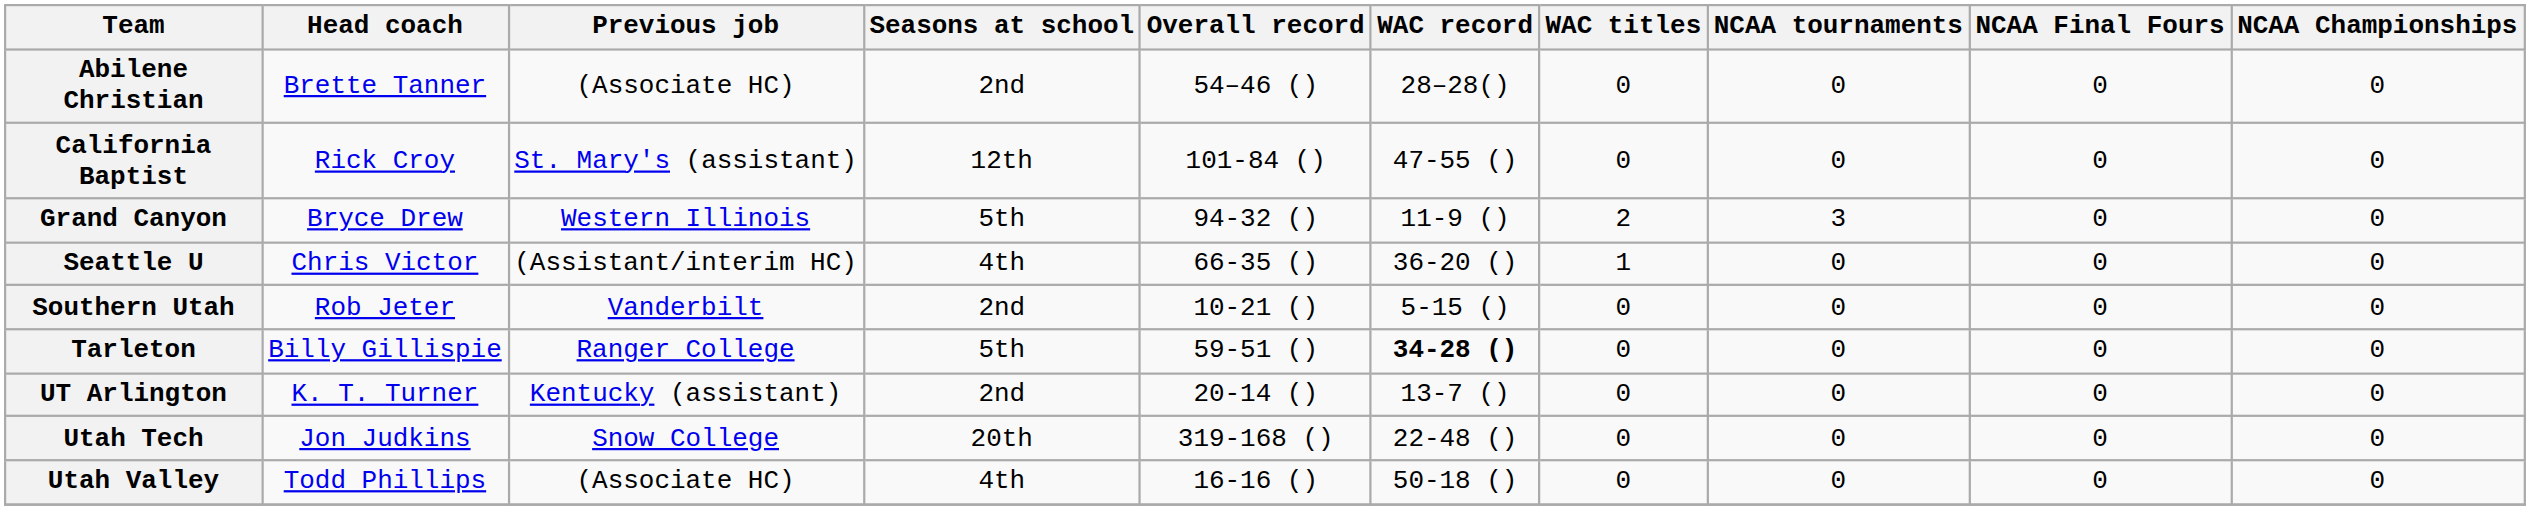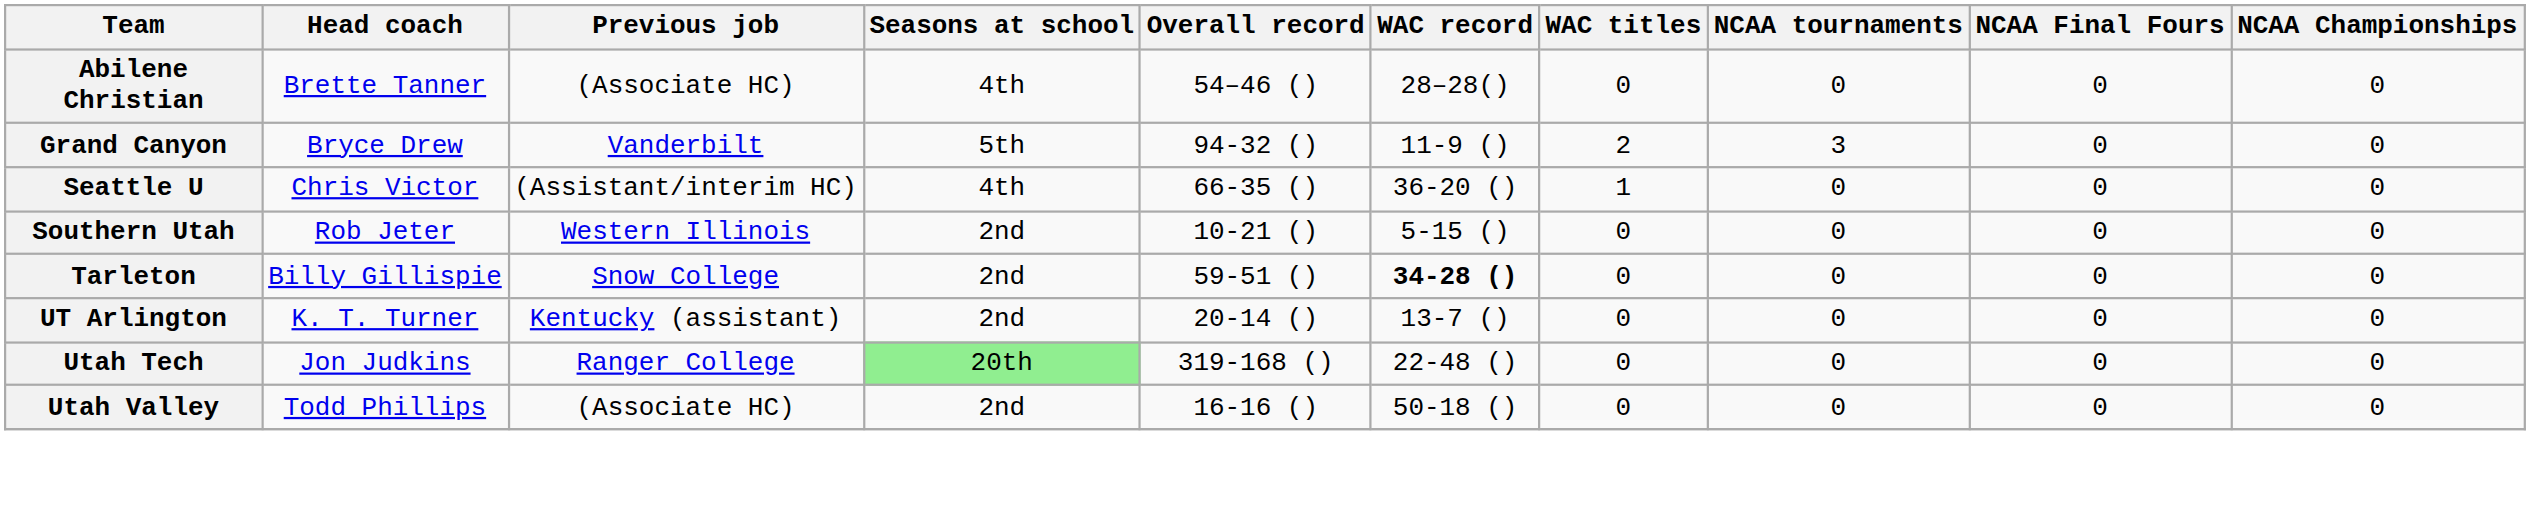(1002, 86) 2nd -> (1002, 86) 4th
- row: (133, 161)
(686, 220) Western Illinois -> (686, 145) Vanderbilt
(686, 307) Vanderbilt -> (686, 232) Western Illinois
(686, 351) Ranger College -> (686, 276) Snow College
(1002, 351) 5th -> (1002, 276) 2nd
(686, 438) Snow College -> (686, 363) Ranger College
(1002, 438) no background -> (1002, 363) lightgreen background
(1002, 482) 4th -> (1002, 407) 2nd
